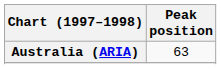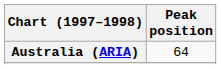(181, 52) 63 -> (181, 52) 64
